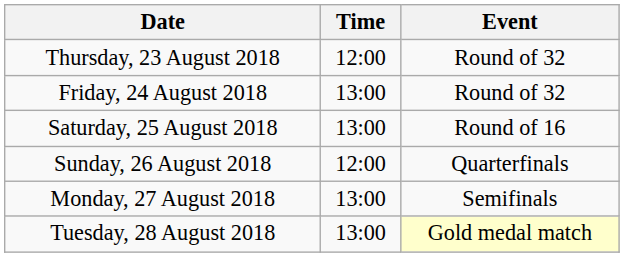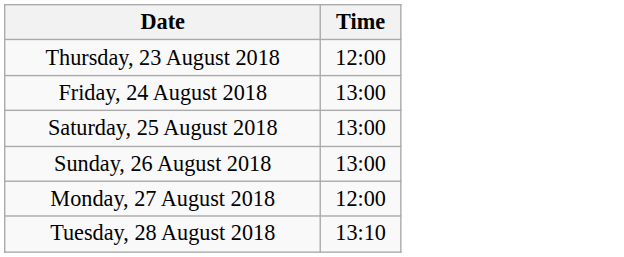- column: (510, 22)
(361, 163) 12:00 -> (361, 163) 13:00
(361, 198) 13:00 -> (361, 198) 12:00
(361, 233) 13:00 -> (361, 233) 13:10
